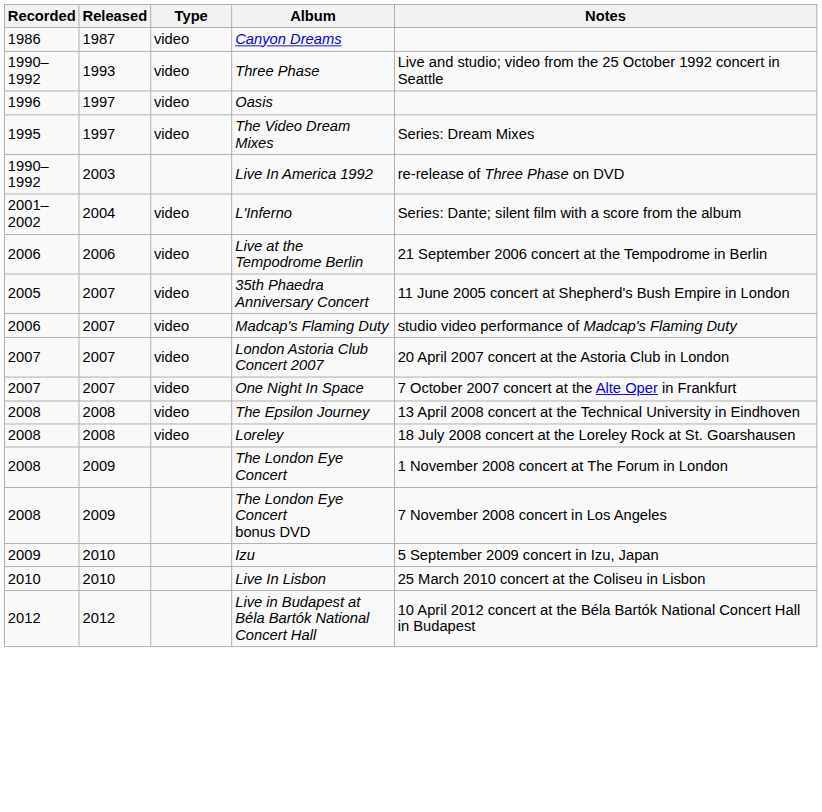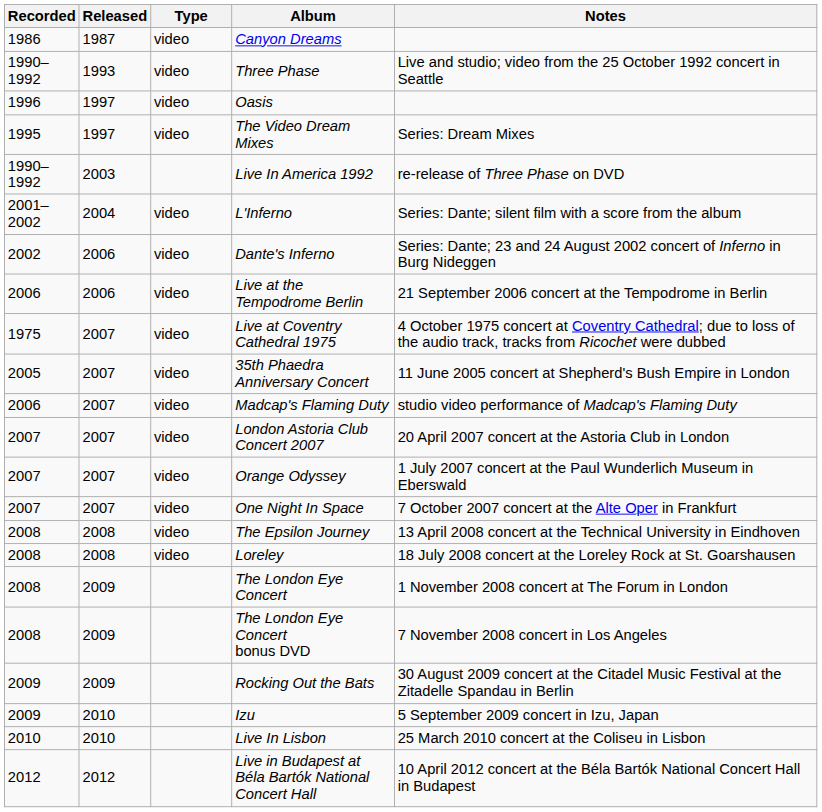+ row: (285, 254)
+ row: (288, 333)
+ row: (290, 476)
+ row: (305, 683)
